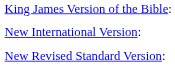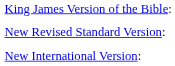rows swapped: (73, 32) <-> (85, 56)
